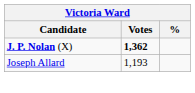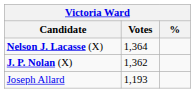+ row: (55, 46)
(136, 46) bold -> (136, 63) normal
